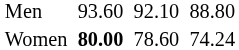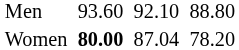(156, 39) 78.60 -> (156, 39) 87.04
(212, 39) 74.24 -> (212, 39) 78.20
